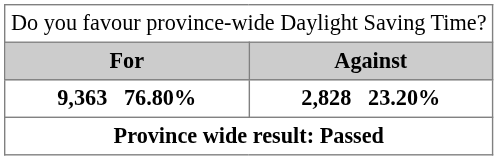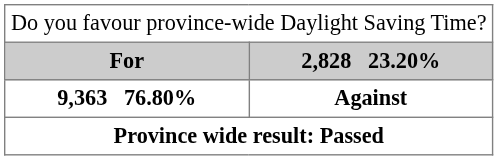(371, 60) Against -> (371, 60) 2,828 23.20%
(371, 98) 2,828 23.20% -> (371, 98) Against
